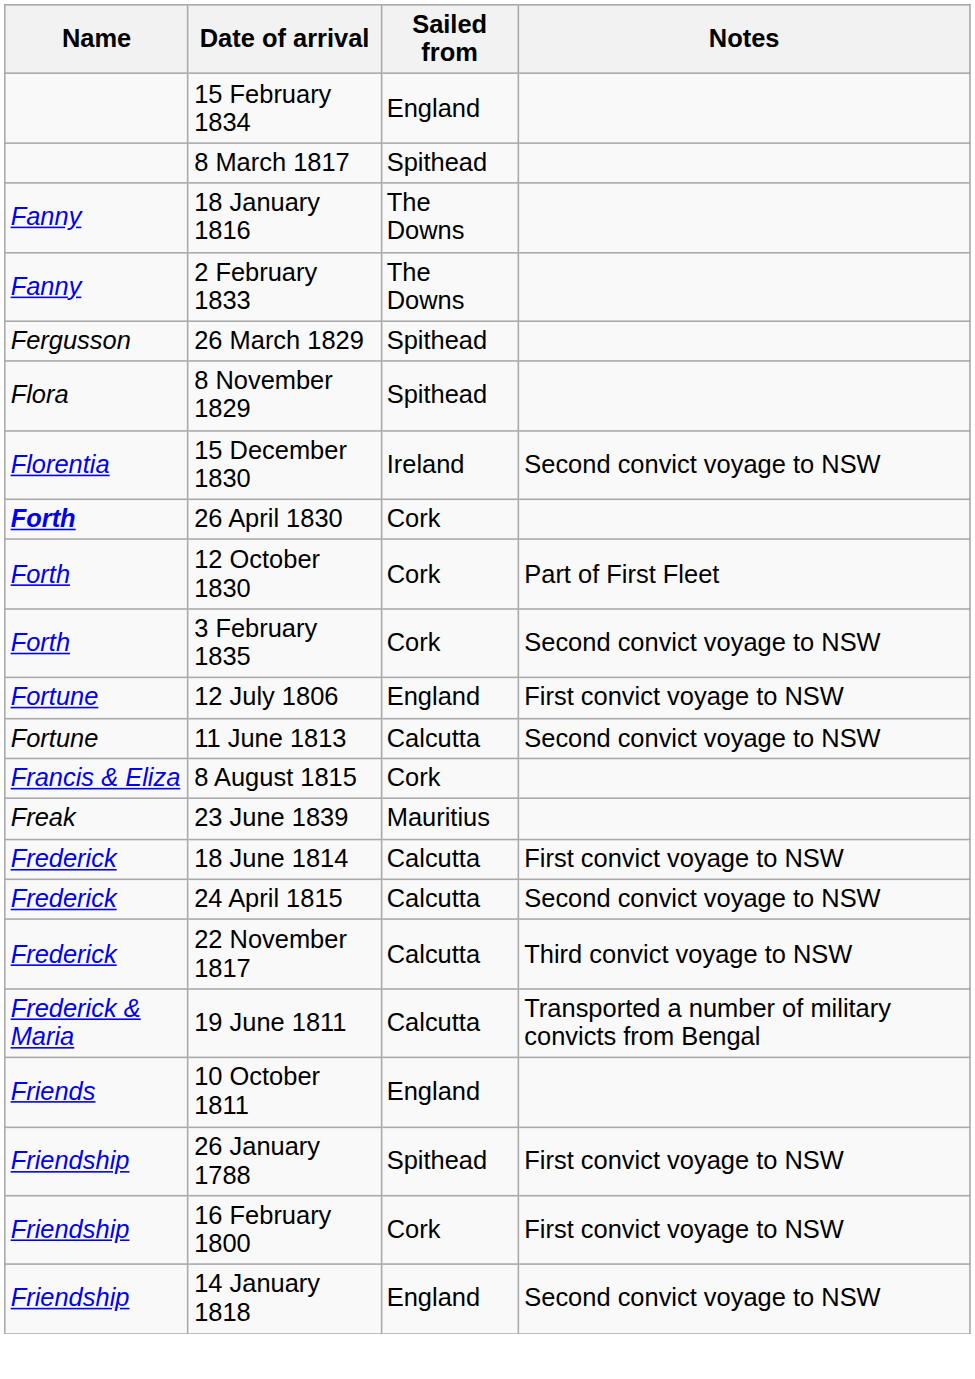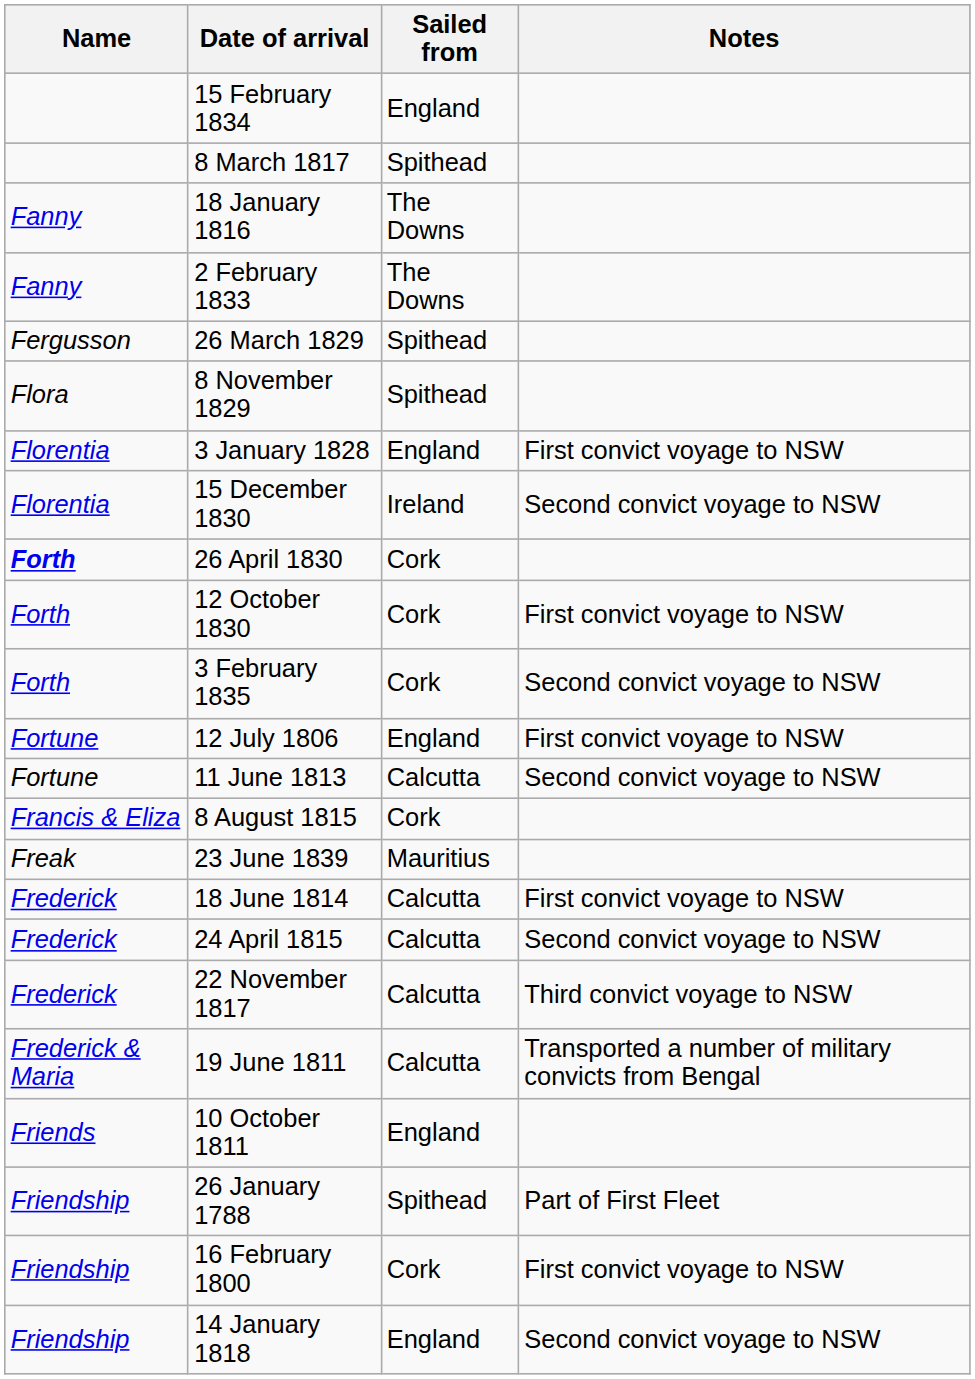+ row: (282, 450)
(622, 573) Part of First Fleet -> (684, 614) First convict voyage to NSW
(684, 1160) First convict voyage to NSW -> (622, 1201) Part of First Fleet
